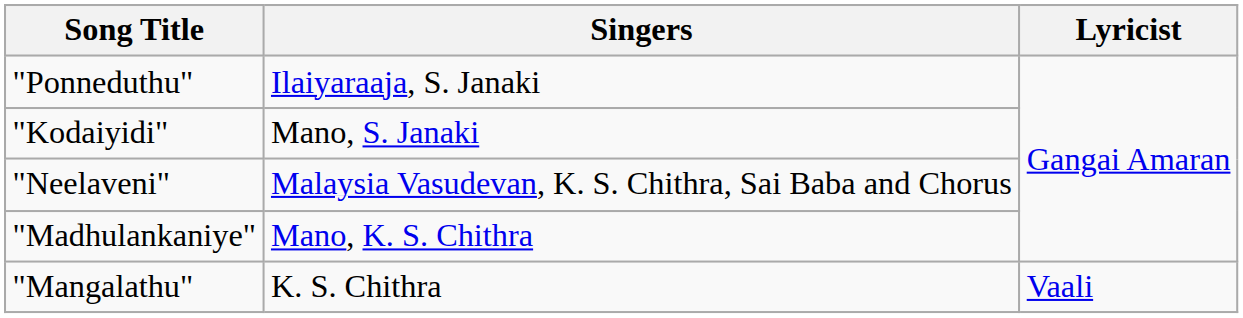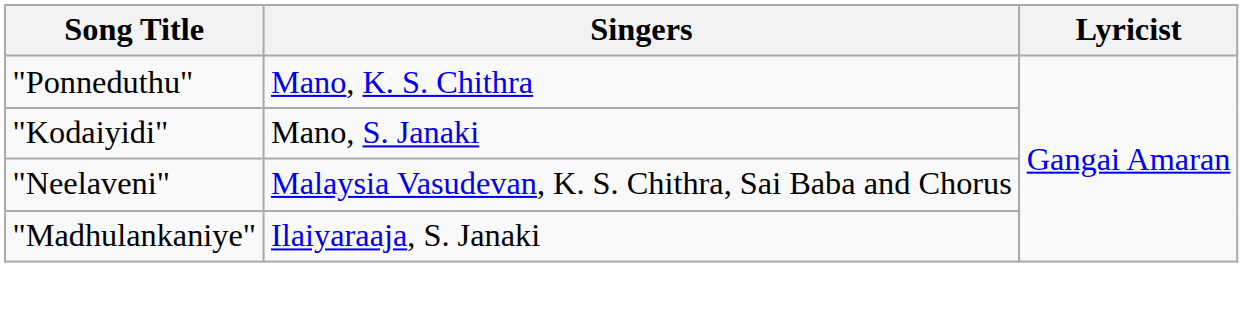(406, 81) Ilaiyaraaja, S. Janaki -> (402, 81) Mano, K. S. Chithra
(402, 235) Mano, K. S. Chithra -> (406, 235) Ilaiyaraaja, S. Janaki
- row: (103, 286)
